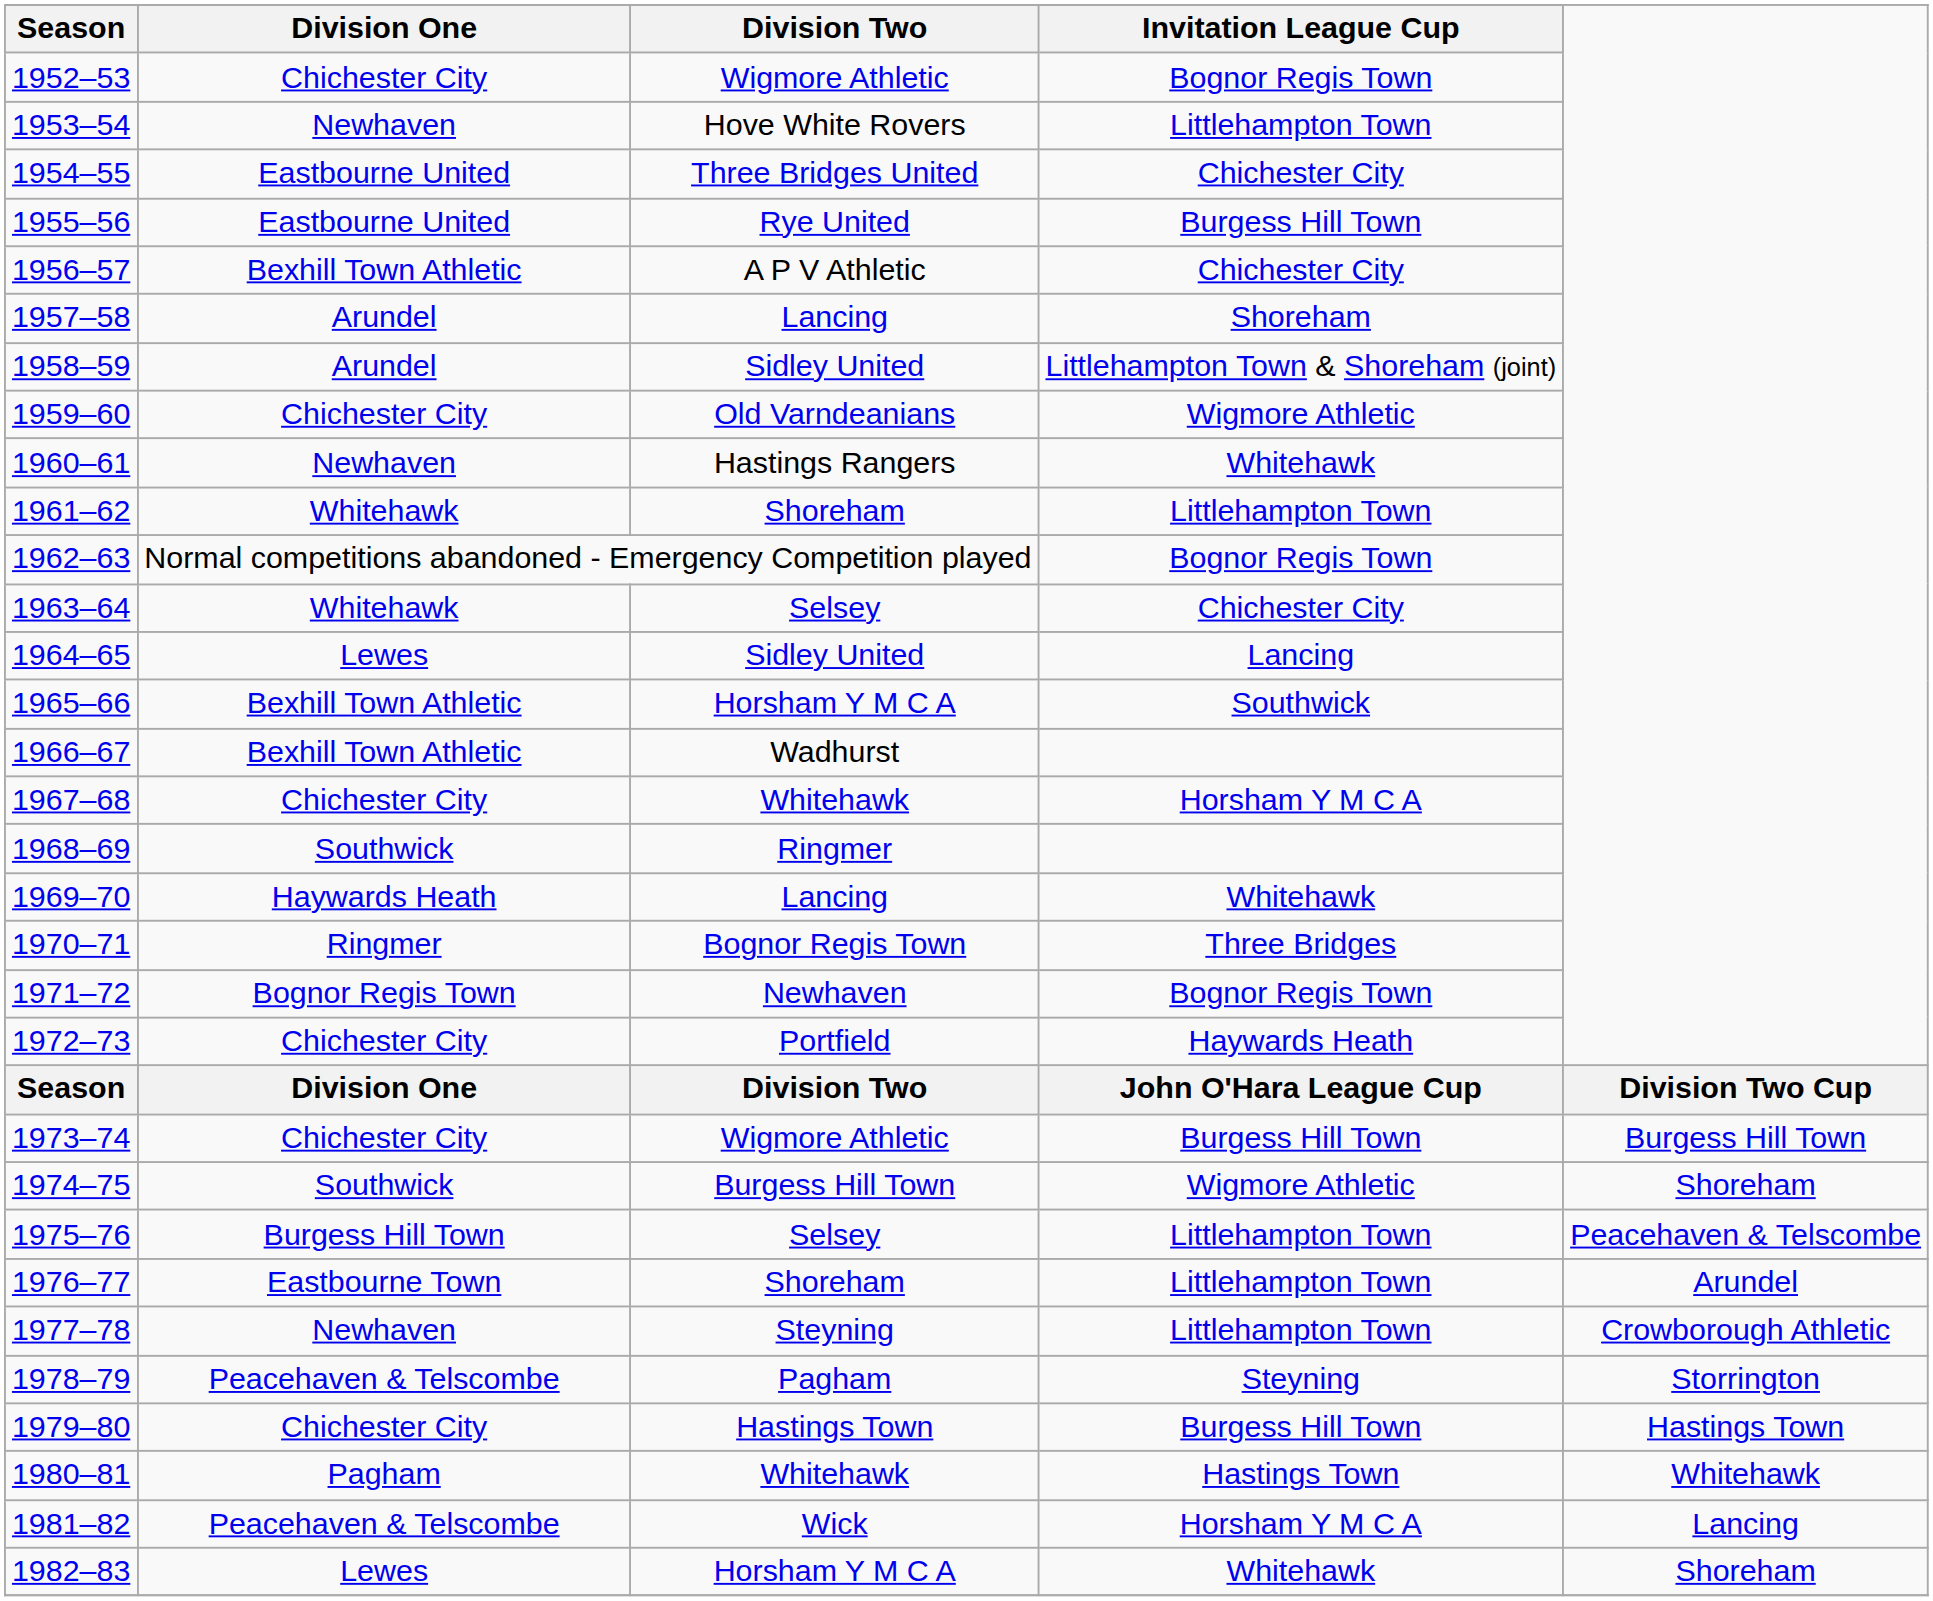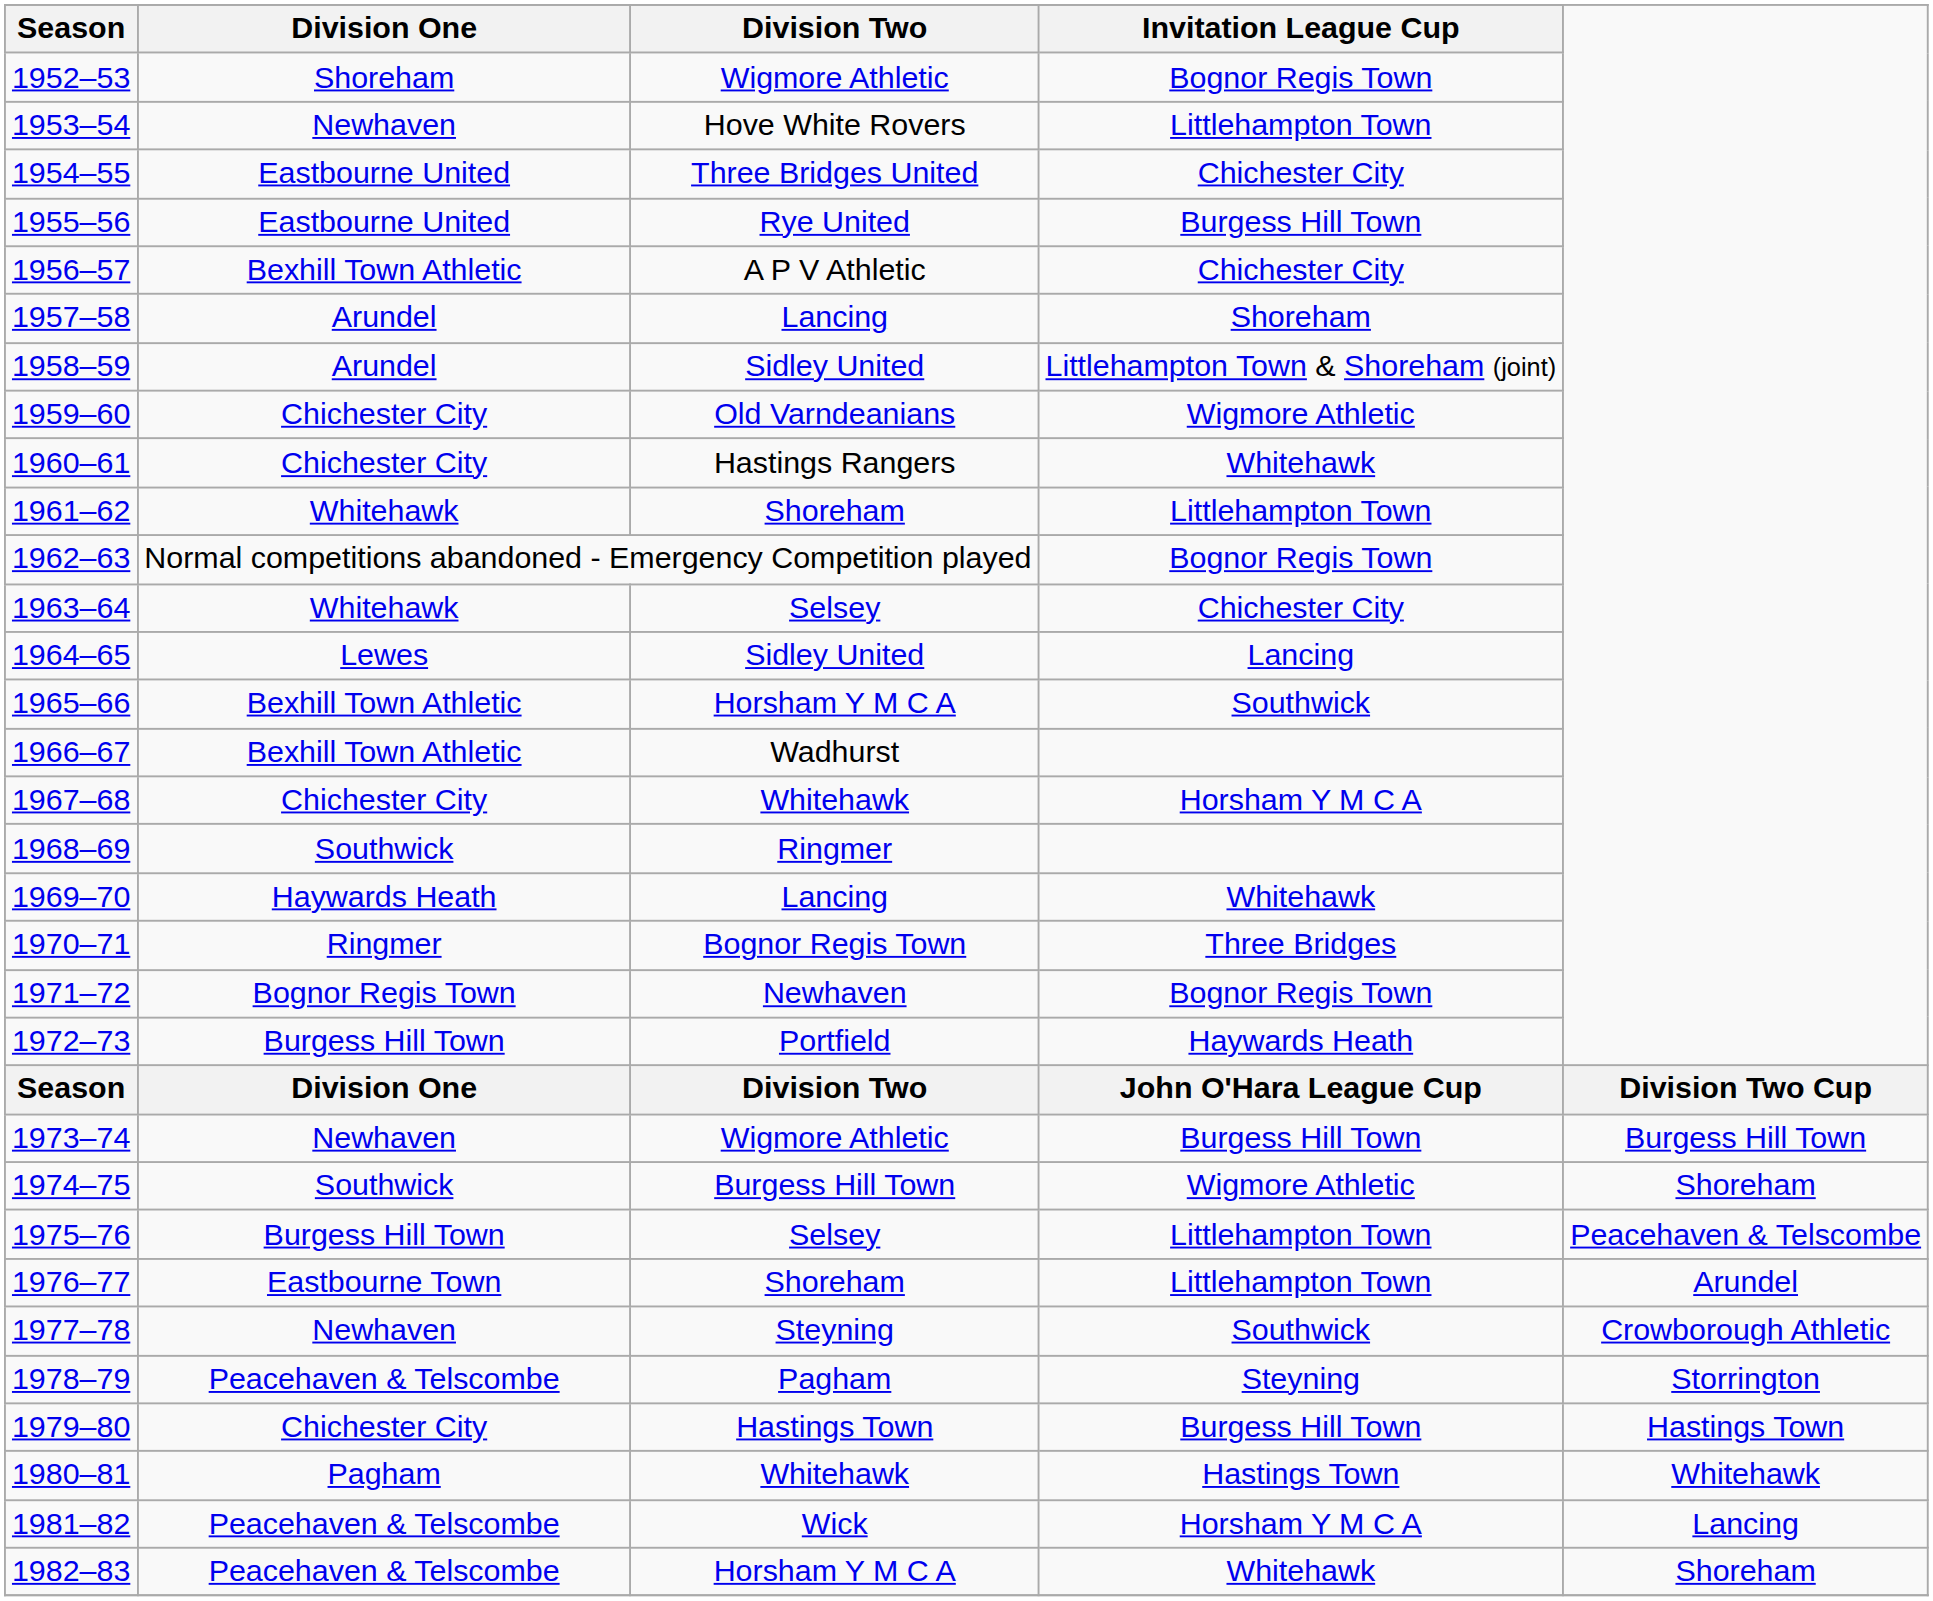(384, 76) Chichester City -> (384, 76) Shoreham
(384, 462) Newhaven -> (384, 462) Chichester City
(384, 1041) Chichester City -> (384, 1041) Burgess Hill Town
(384, 1137) Chichester City -> (384, 1137) Newhaven
(1301, 1330) Littlehampton Town -> (1301, 1330) Southwick
(384, 1571) Lewes -> (384, 1571) Peacehaven & Telscombe
